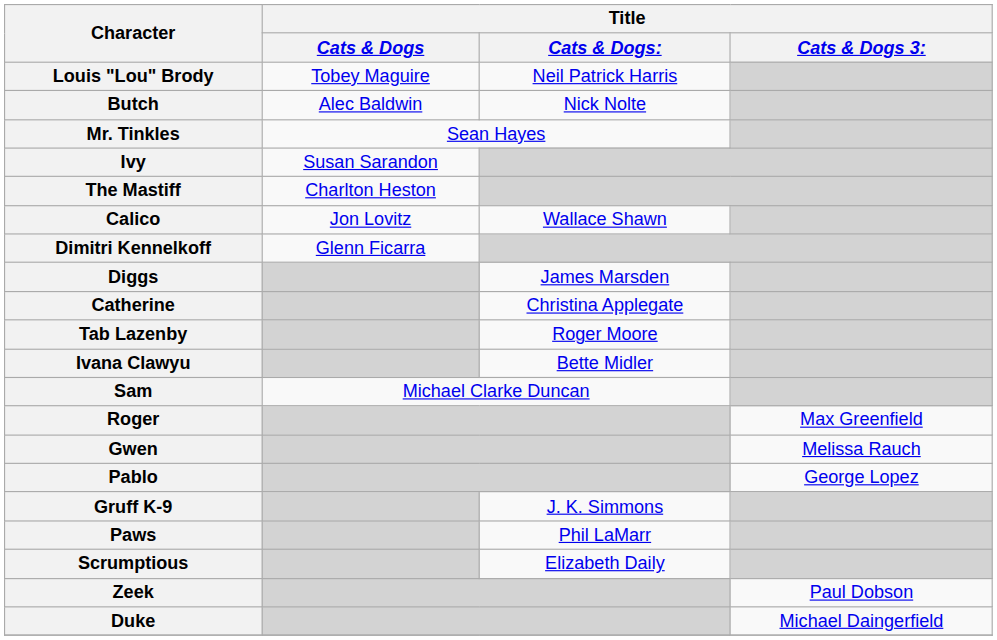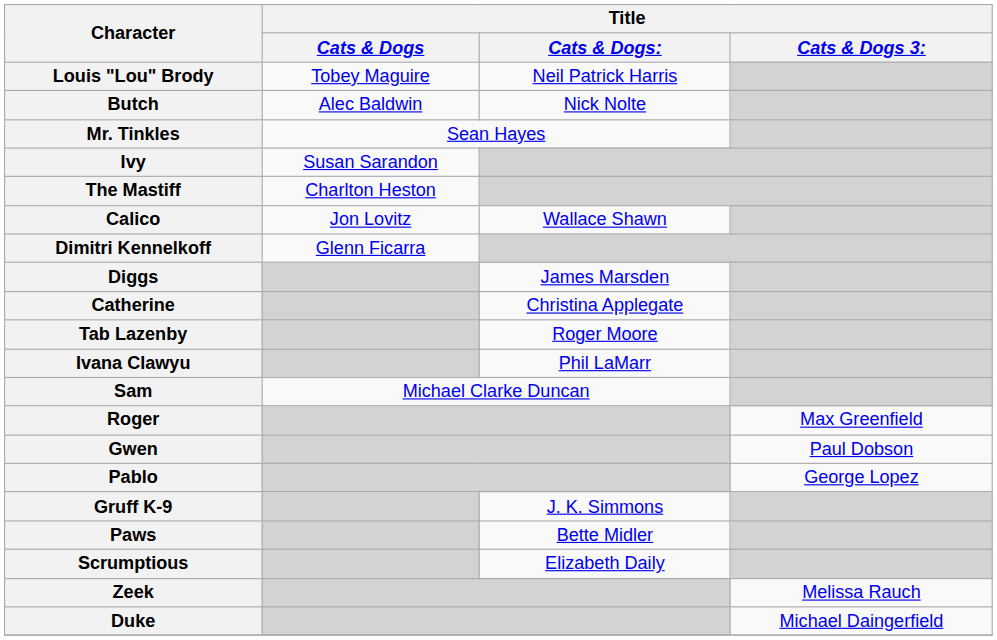(605, 362) Bette Midler -> (605, 362) Phil LaMarr
(861, 448) Melissa Rauch -> (861, 448) Paul Dobson
(605, 534) Phil LaMarr -> (605, 534) Bette Midler
(861, 592) Paul Dobson -> (861, 592) Melissa Rauch
